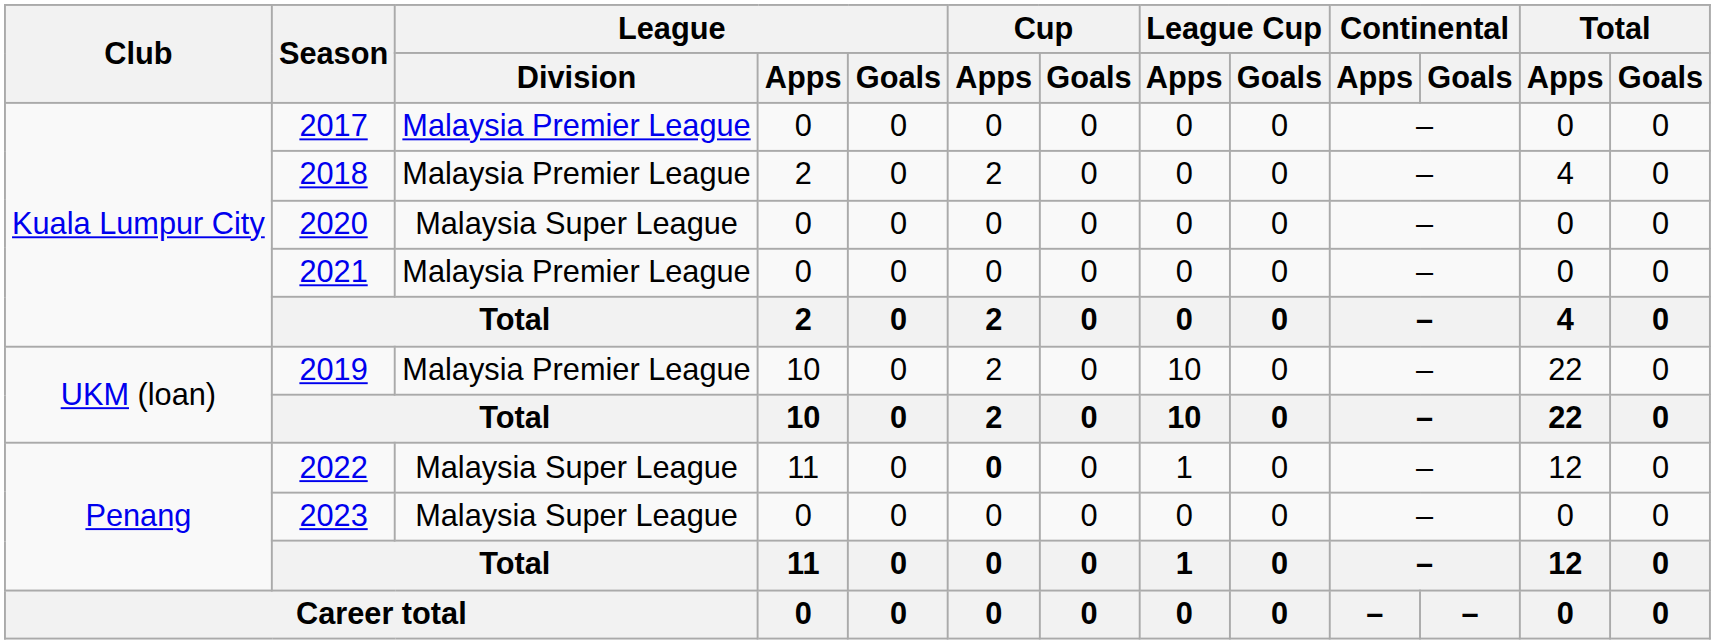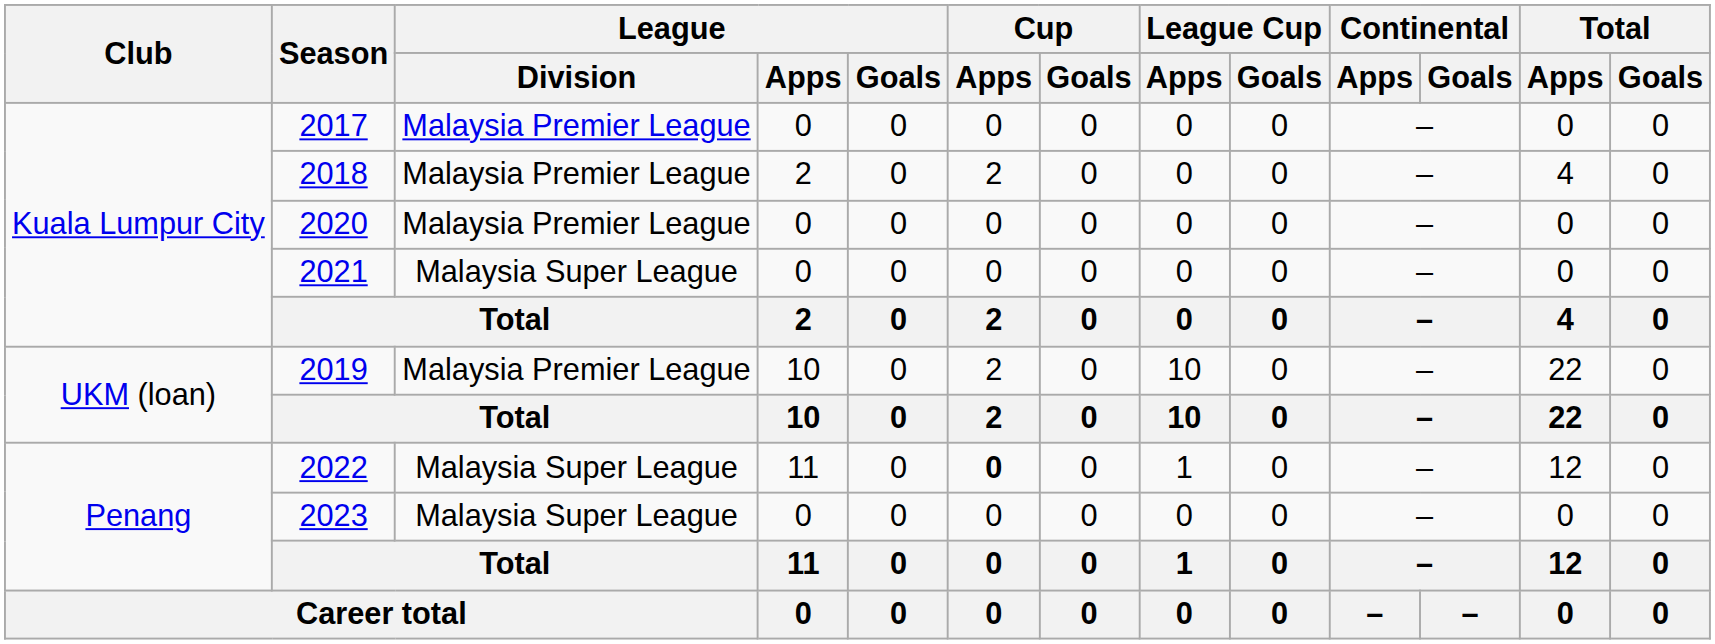(577, 223) Malaysia Super League -> (577, 223) Malaysia Premier League
(577, 272) Malaysia Premier League -> (577, 272) Malaysia Super League
